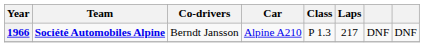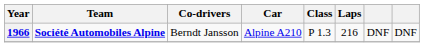(350, 32) 217 -> (350, 32) 216
